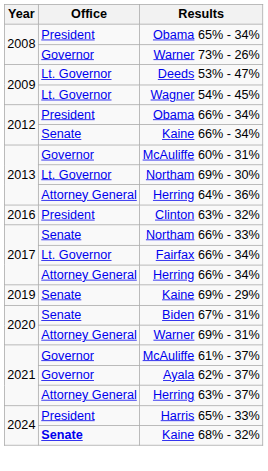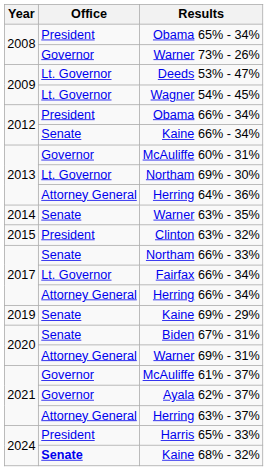+ row: (207, 214)
(21, 214) 2016 -> (21, 235) 2015
